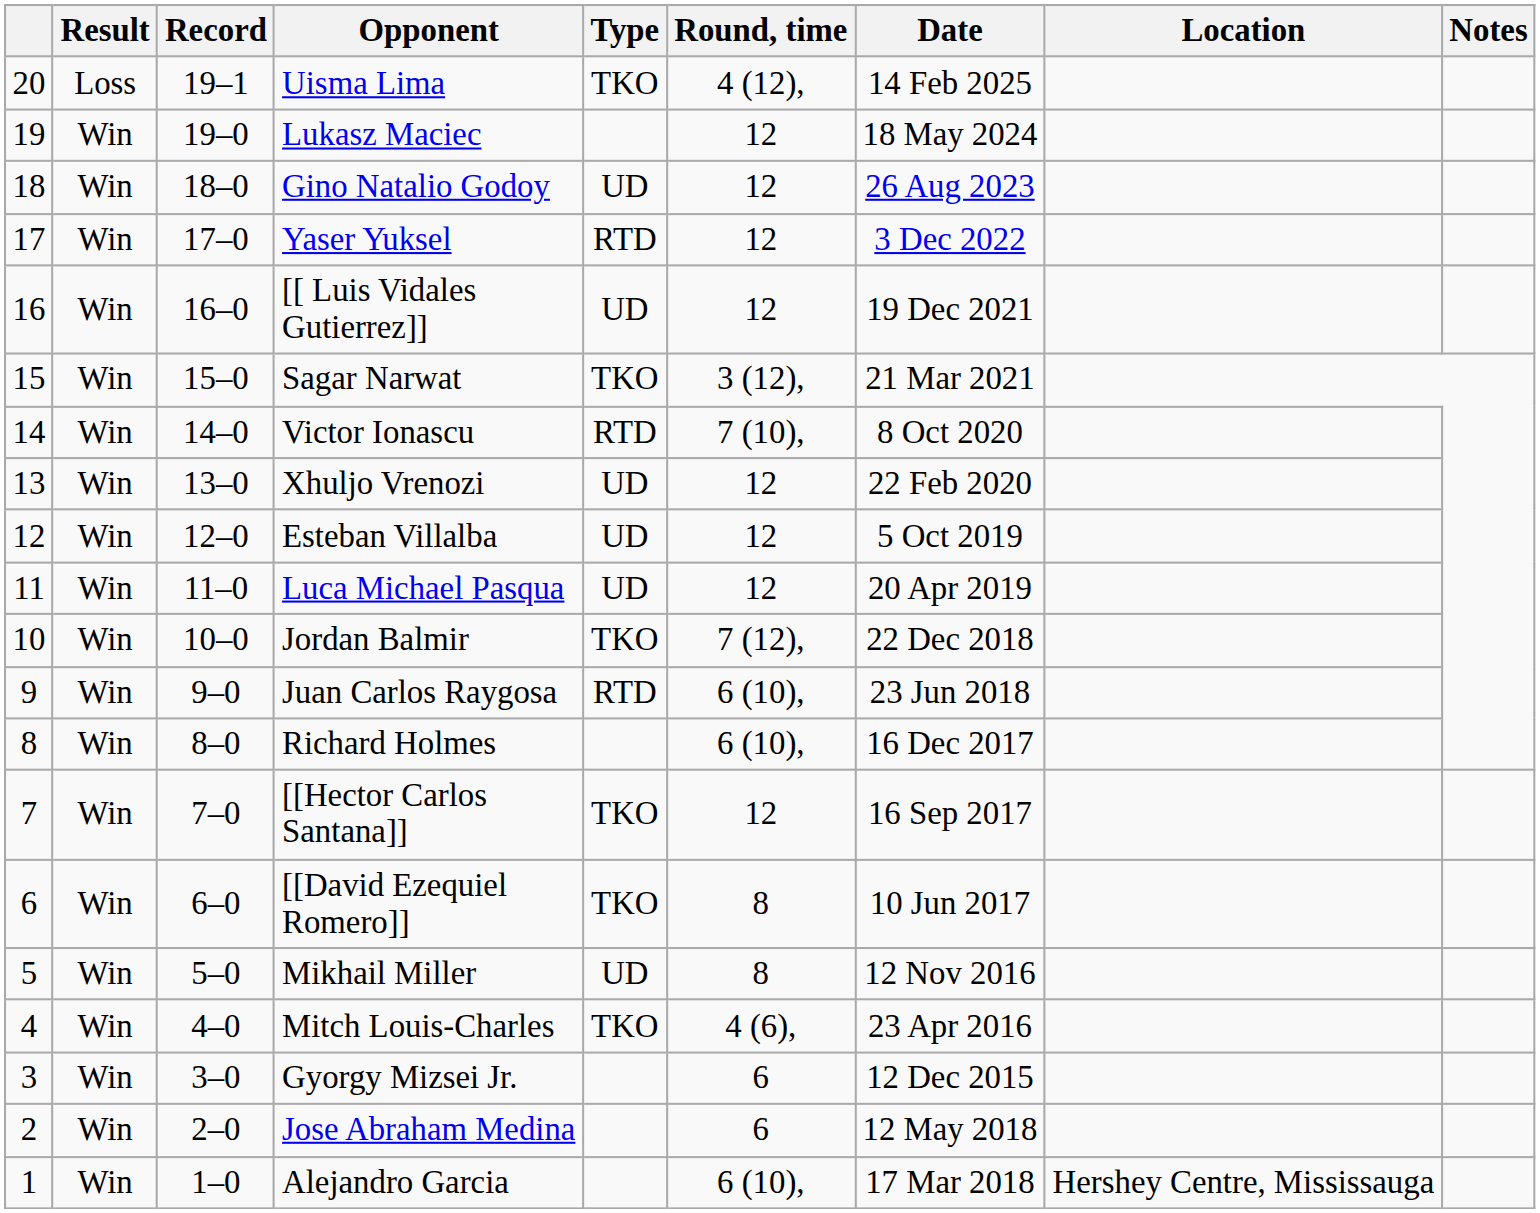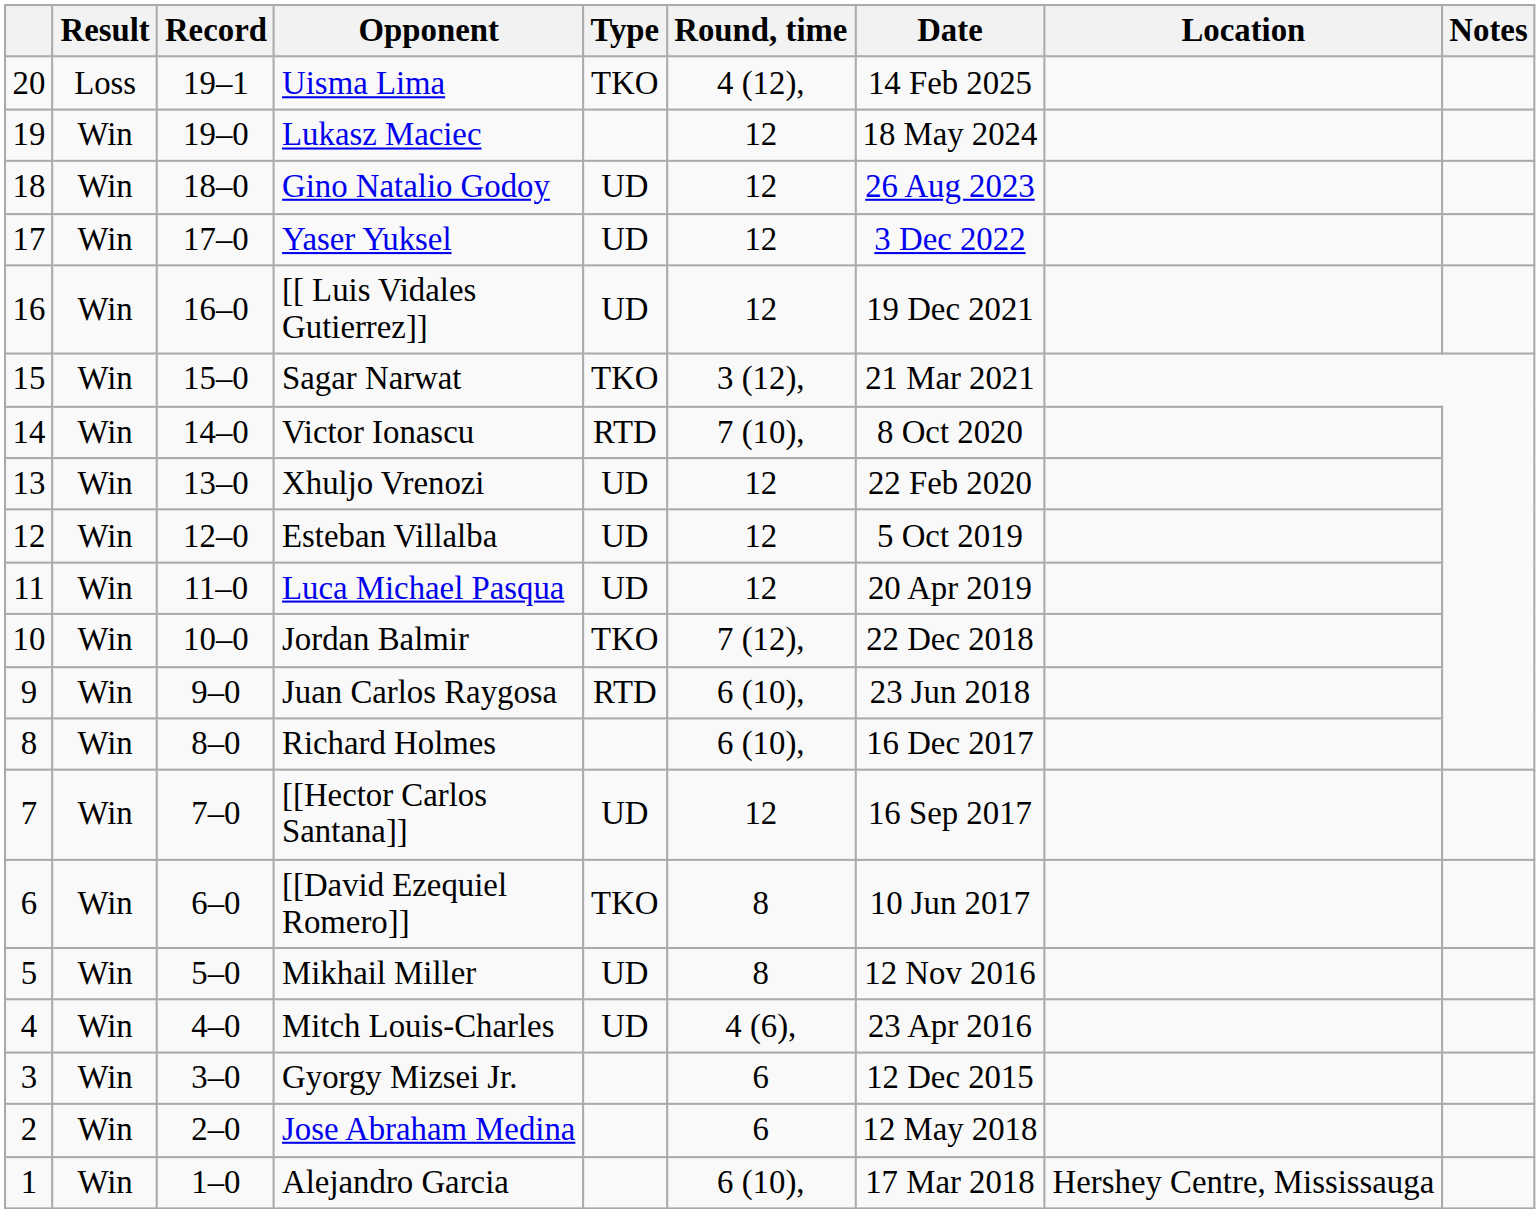(625, 238) RTD -> (625, 238) UD
(625, 814) TKO -> (625, 814) UD
(625, 1025) TKO -> (625, 1025) UD
